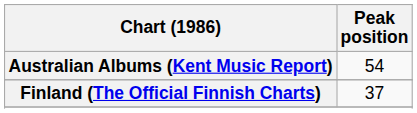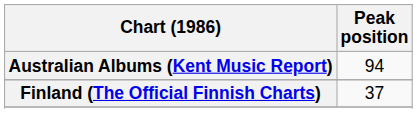(374, 65) 54 -> (374, 65) 94
